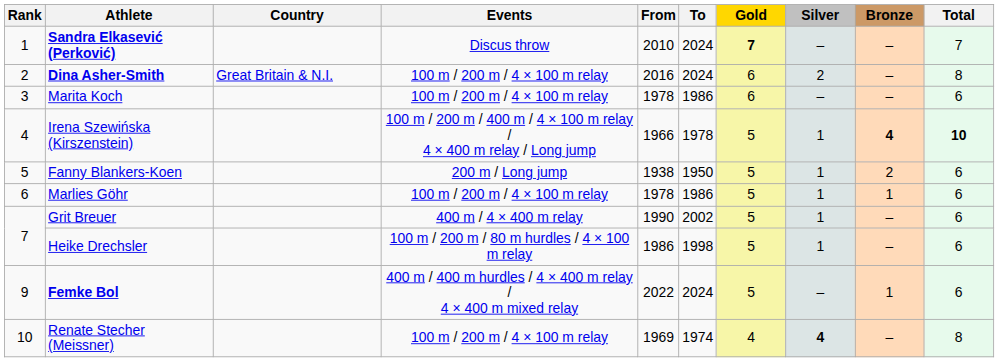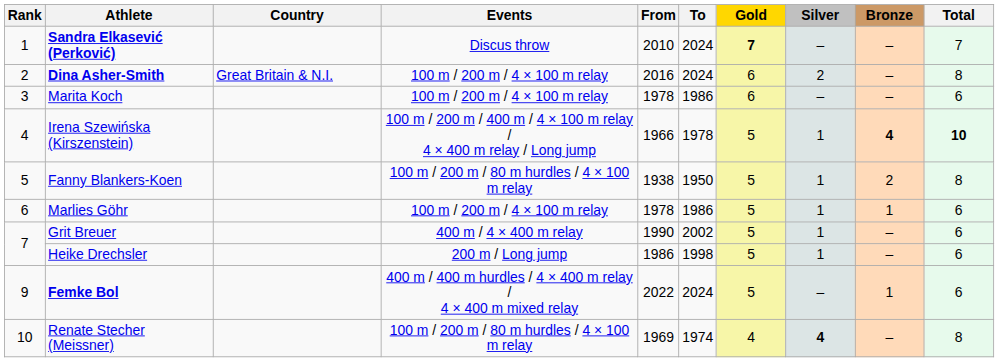(509, 172) 200 m / Long jump -> (509, 180) 100 m / 200 m / 80 m hurdles / 4 × 100 m relay
(959, 172) 6 -> (959, 180) 8
(509, 246) 100 m / 200 m / 80 m hurdles / 4 × 100 m relay -> (509, 254) 200 m / Long jump
(509, 338) 100 m / 200 m / 4 × 100 m relay -> (509, 338) 100 m / 200 m / 80 m hurdles / 4 × 100 m relay
